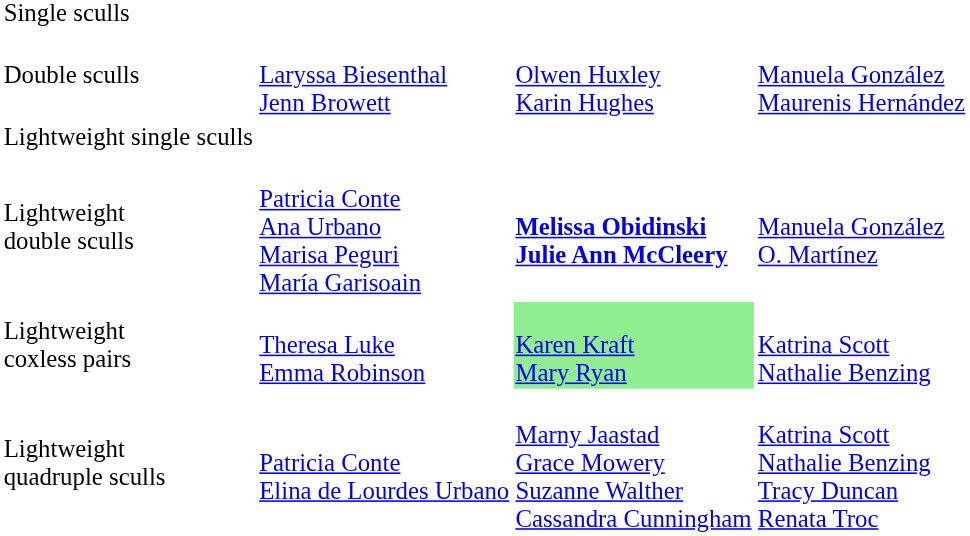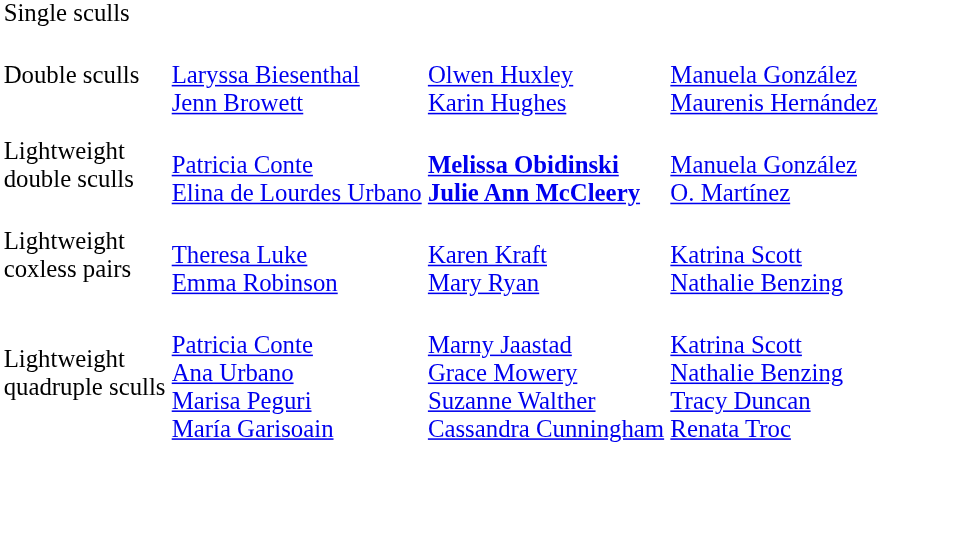- row: (128, 137)
(340, 241) Patricia Conte Ana Urbano Marisa Peguri María Garisoain -> (297, 179) Patricia Conte Elina de Lourdes Urbano
(575, 358) lightgreen background -> (487, 269) no background
(384, 476) Patricia Conte Elina de Lourdes Urbano -> (253, 386) Patricia Conte Ana Urbano Marisa Peguri María Garisoain
